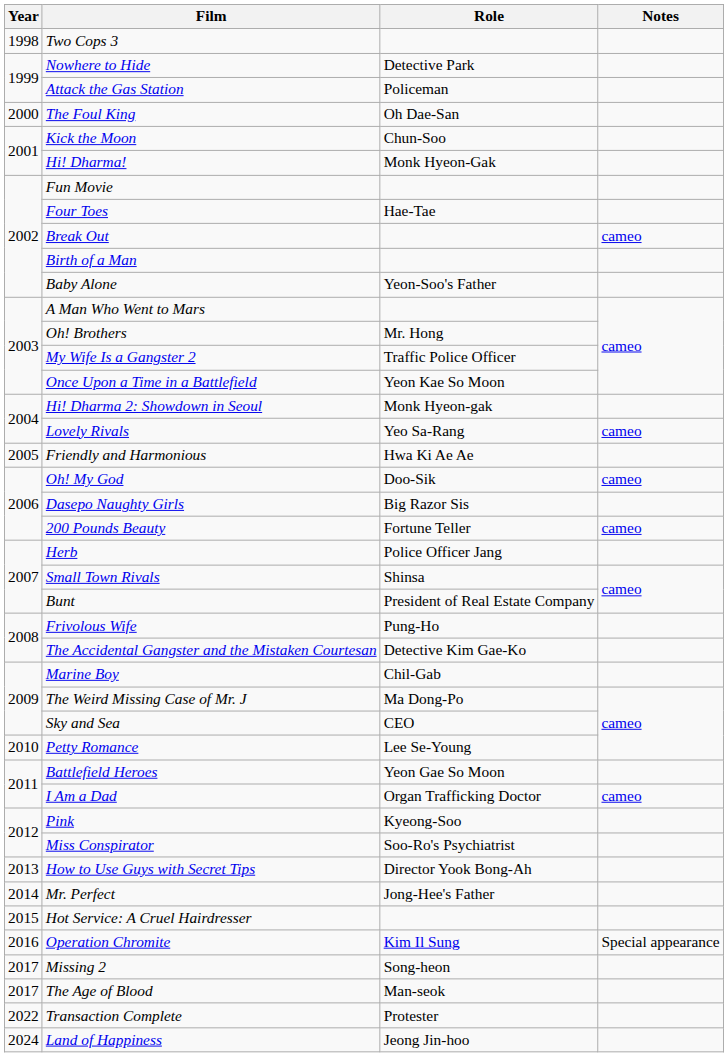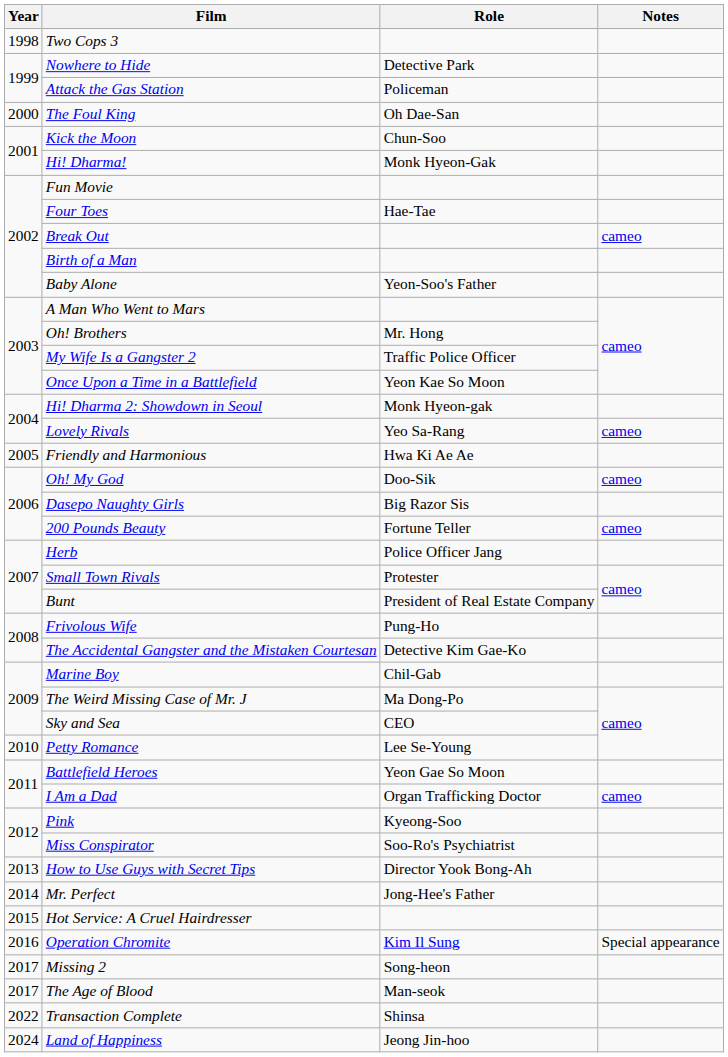(404, 576) Shinsa -> (411, 576) Protester
(411, 1015) Protester -> (404, 1015) Shinsa
